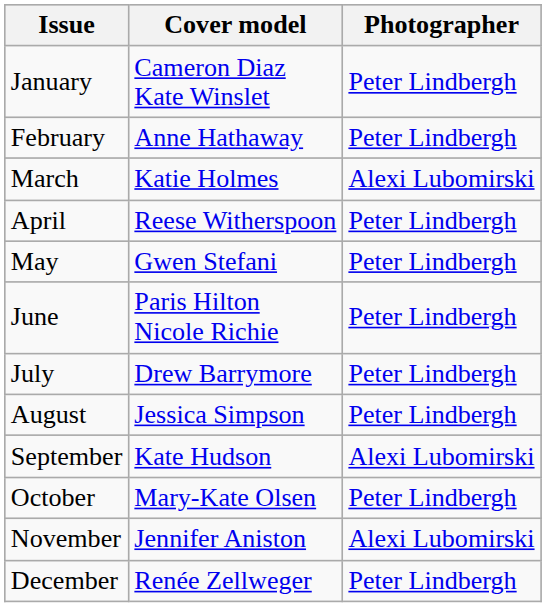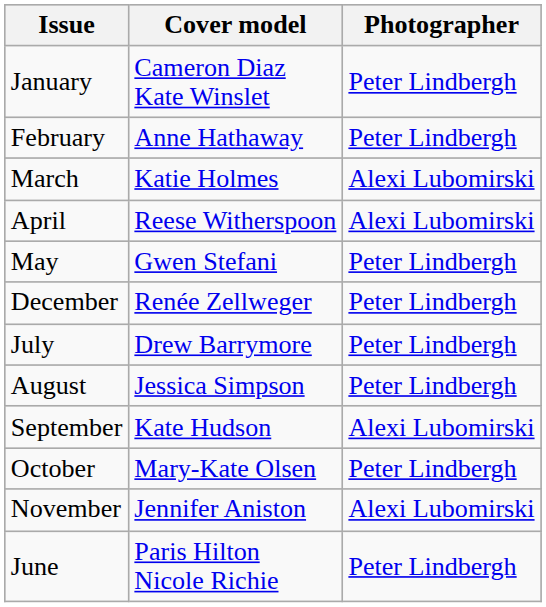(433, 219) Peter Lindbergh -> (441, 219) Alexi Lubomirski
rows swapped: (35, 317) <-> (64, 580)
